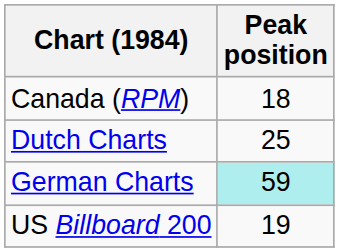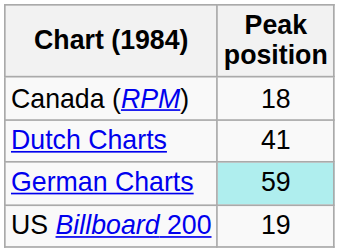(276, 140) 25 -> (276, 140) 41
